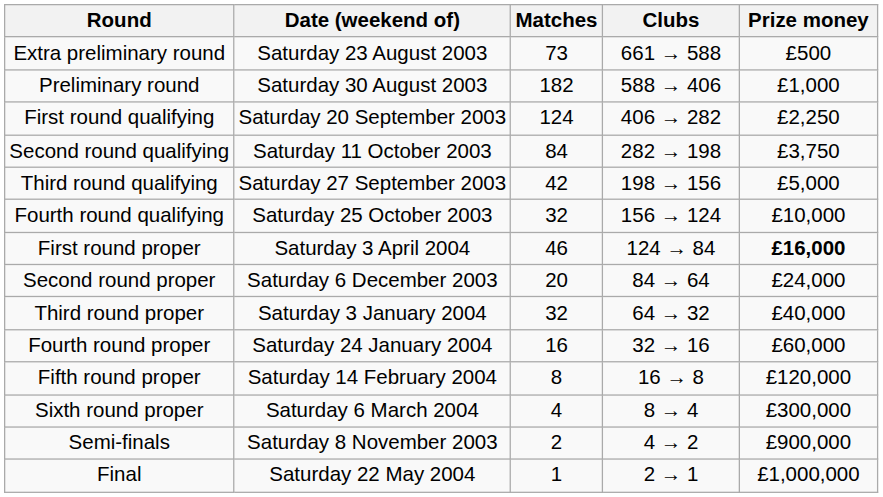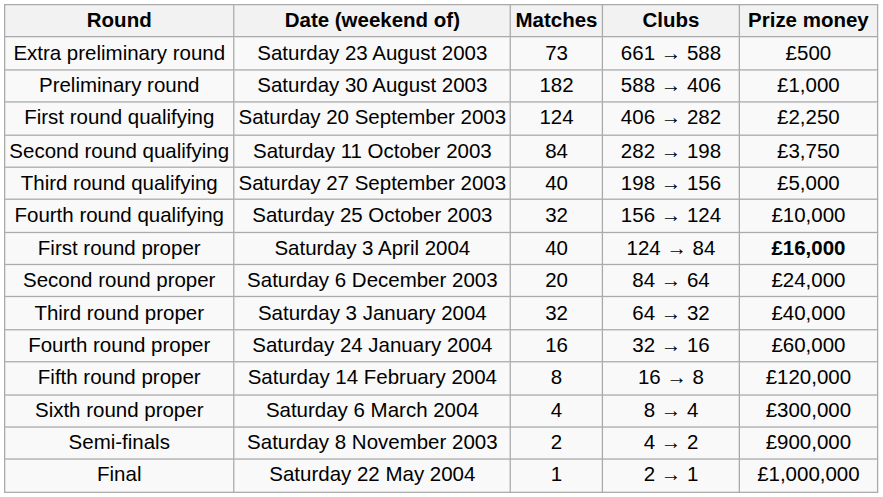(557, 183) 42 -> (557, 183) 40
(557, 248) 46 -> (557, 248) 40
